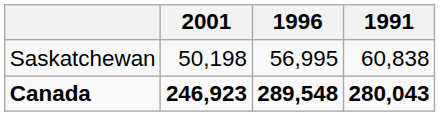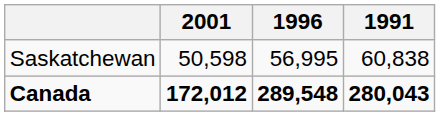(213, 57) 50,198 -> (213, 57) 50,598
(206, 93) 246,923 -> (206, 93) 172,012
